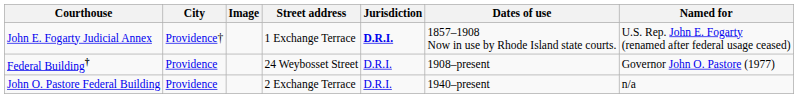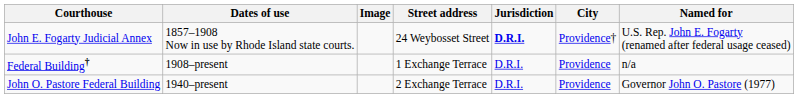columns swapped: (194, 13) <-> (522, 13)
(310, 38) 1 Exchange Terrace -> (442, 38) 24 Weybosset Street
(311, 64) 24 Weybosset Street -> (441, 64) 1 Exchange Terrace
(698, 64) Governor John O. Pastore (1977) -> (629, 64) n/a
(629, 84) n/a -> (698, 84) Governor John O. Pastore (1977)
